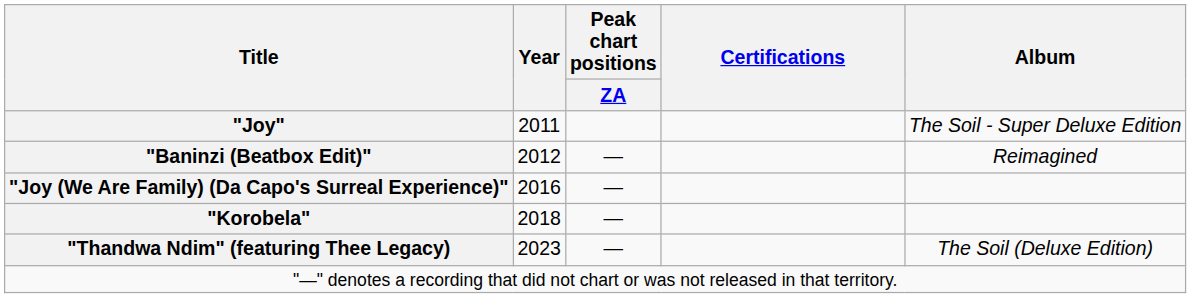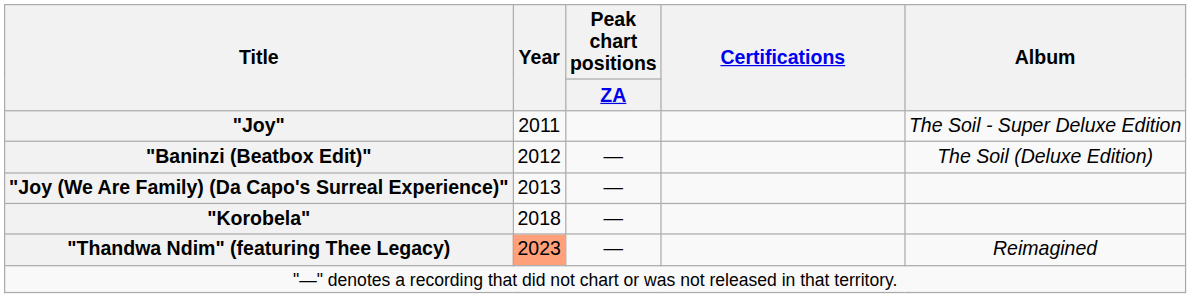(1045, 156) Reimagined -> (1045, 156) The Soil (Deluxe Edition)
(539, 187) 2016 -> (539, 187) 2013
(539, 249) no background -> (539, 249) lightsalmon background
(1045, 249) The Soil (Deluxe Edition) -> (1045, 249) Reimagined
